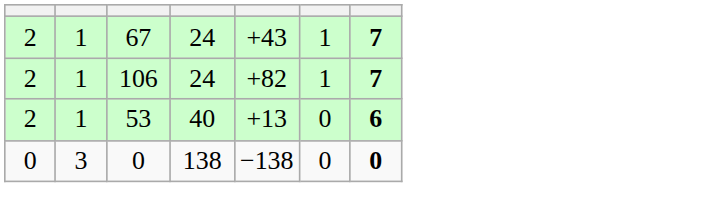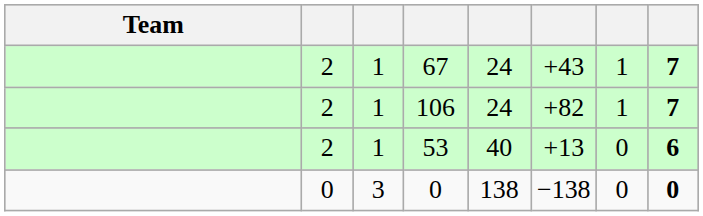+ column: (153, 25)
